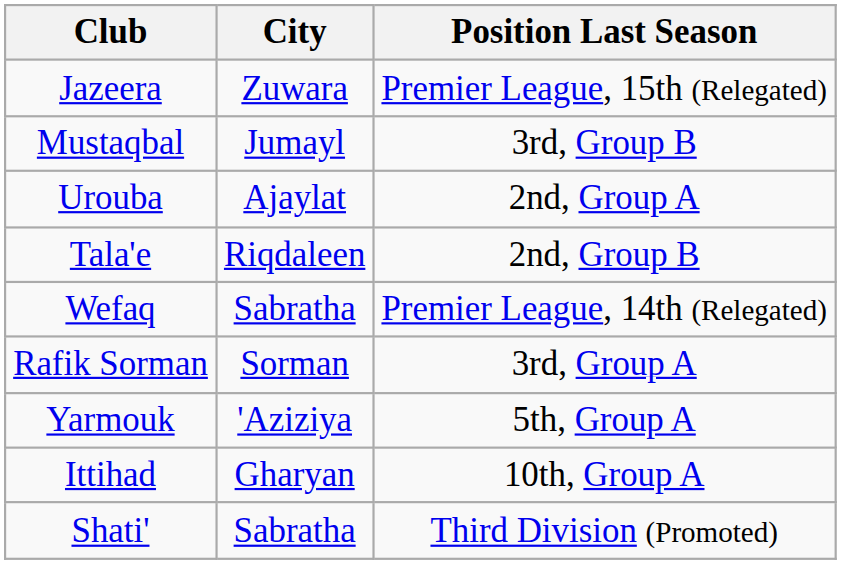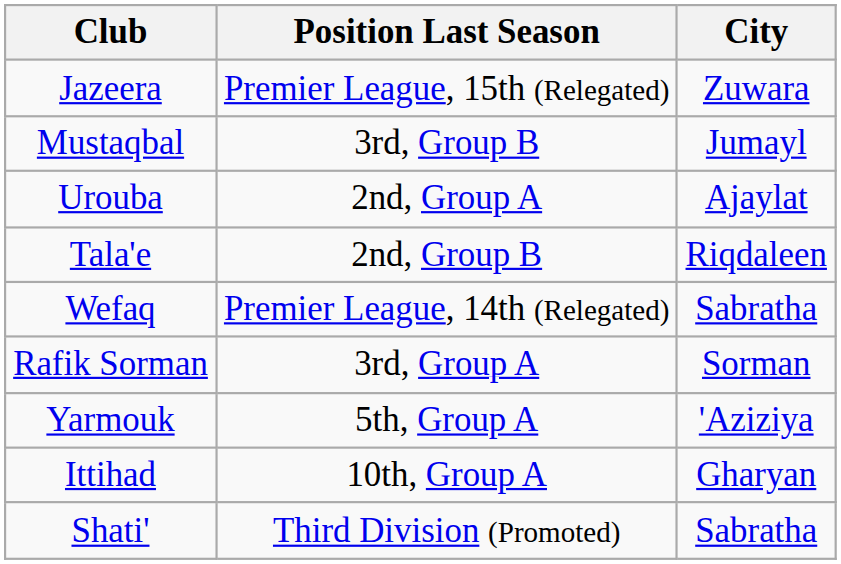columns swapped: (295, 32) <-> (604, 32)
